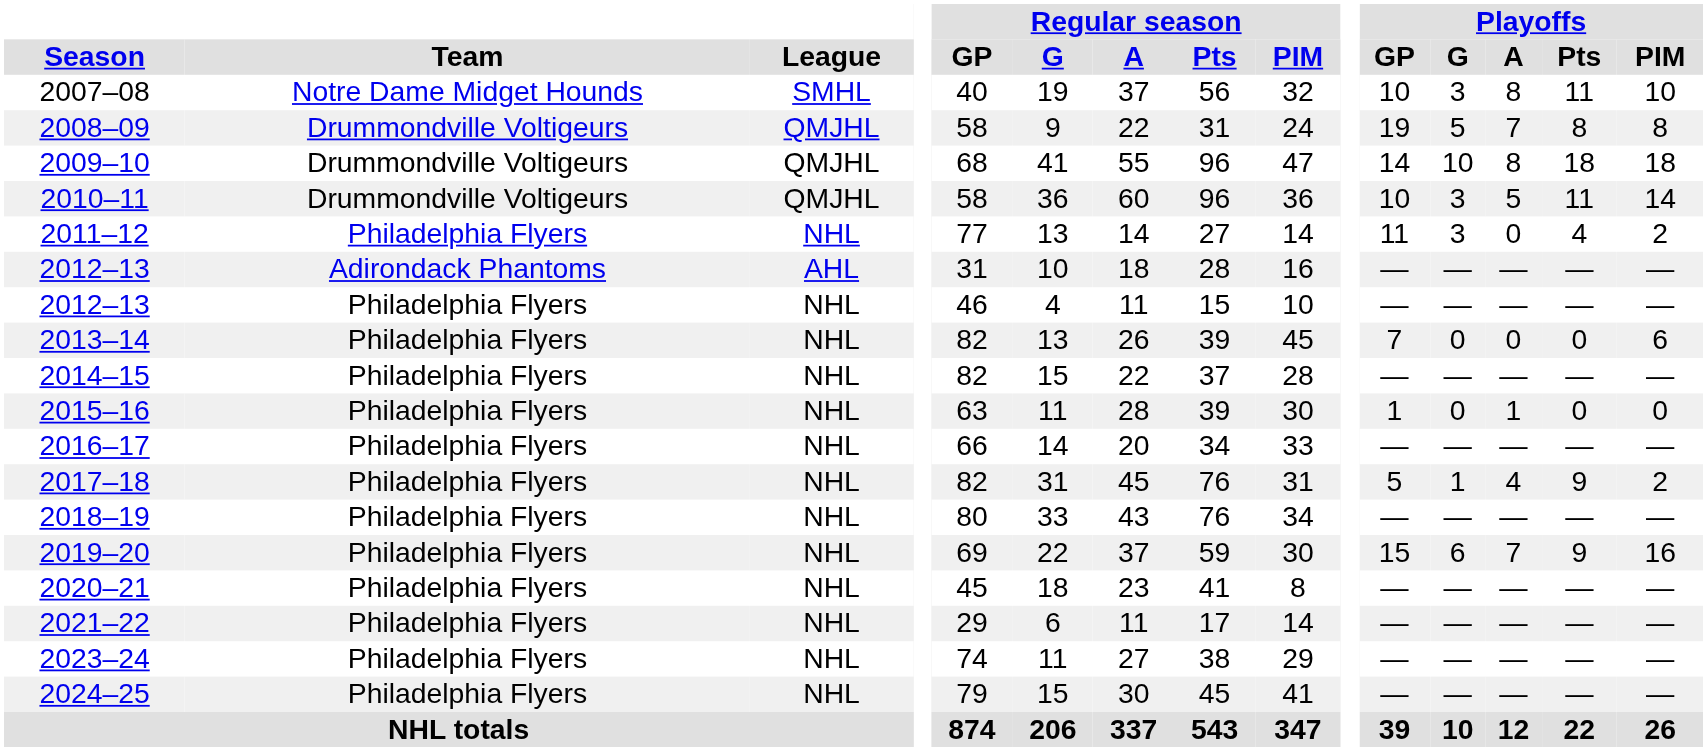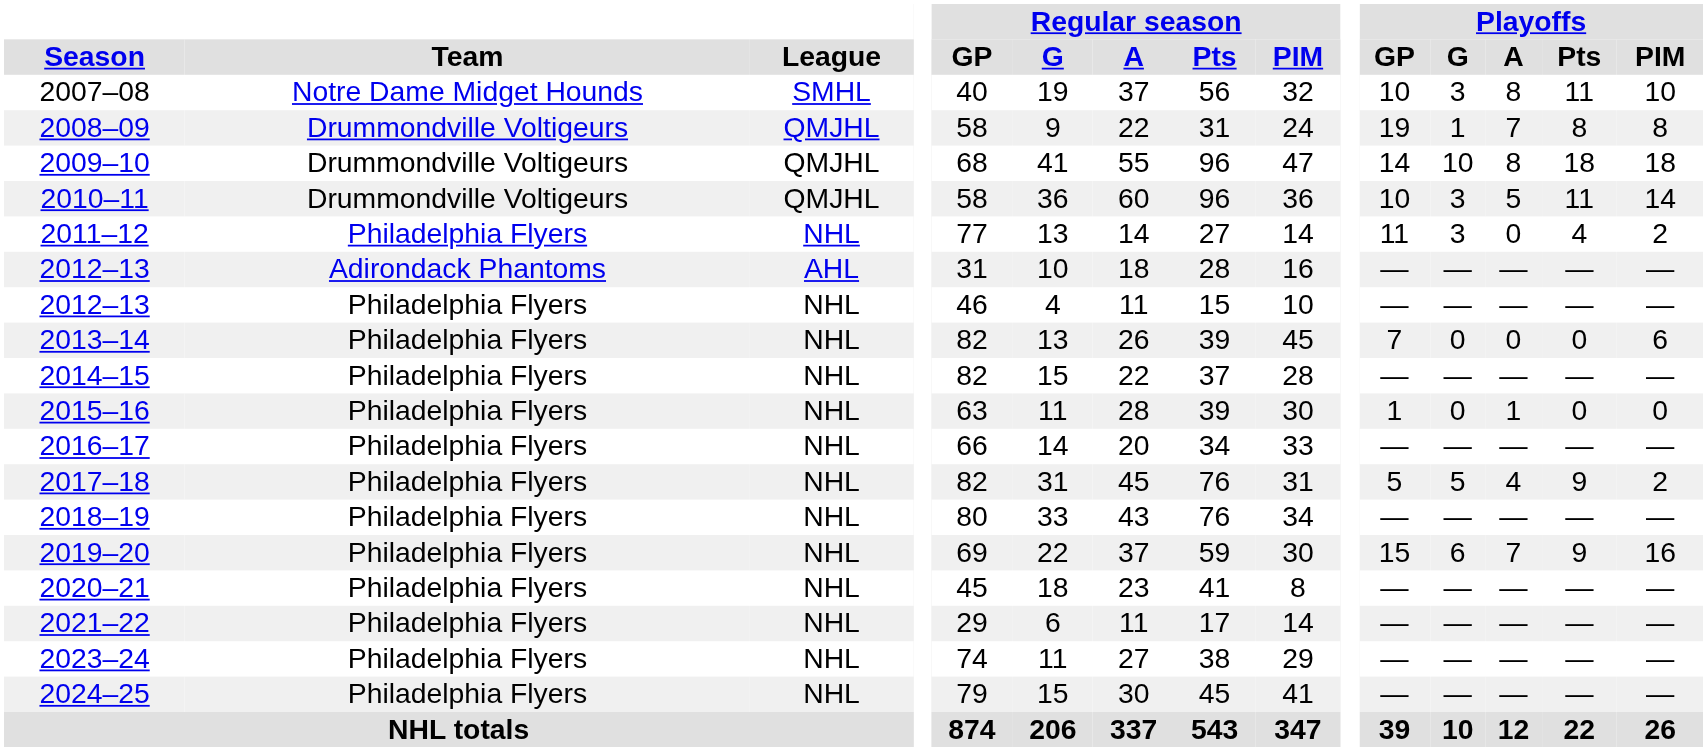(1458, 127) 5 -> (1458, 127) 1
(1458, 481) 1 -> (1458, 481) 5
